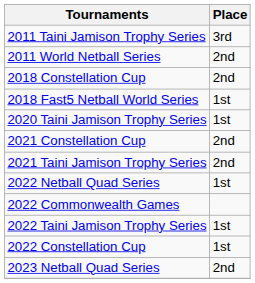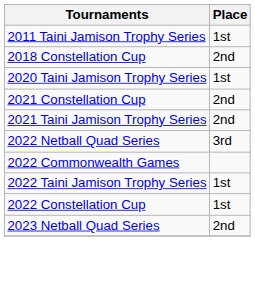(222, 36) 3rd -> (222, 36) 1st
- row: (84, 57)
- row: (103, 99)
(222, 183) 1st -> (222, 141) 3rd
